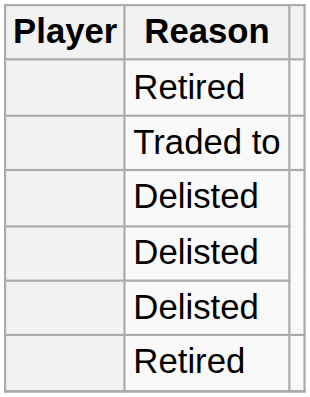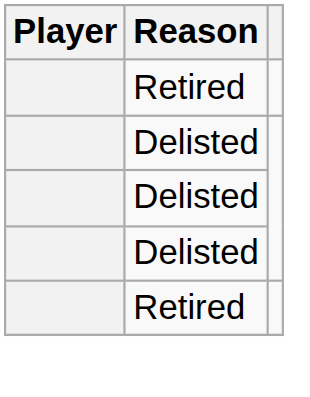- row: (65, 143)
